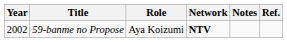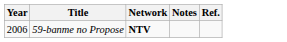- column: (156, 12)
(17, 29) 2002 -> (17, 29) 2006
